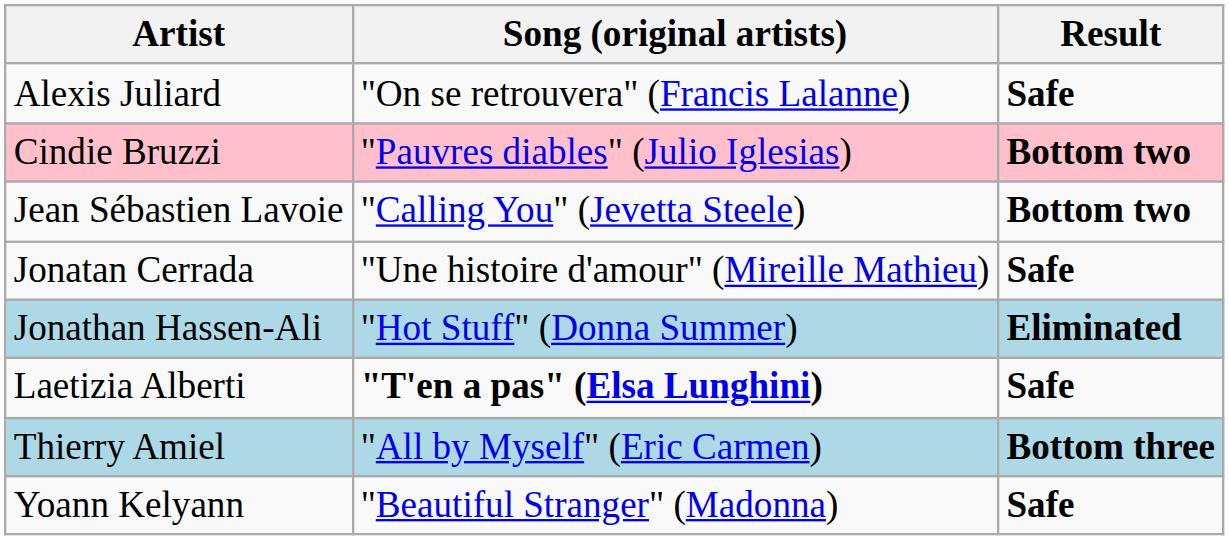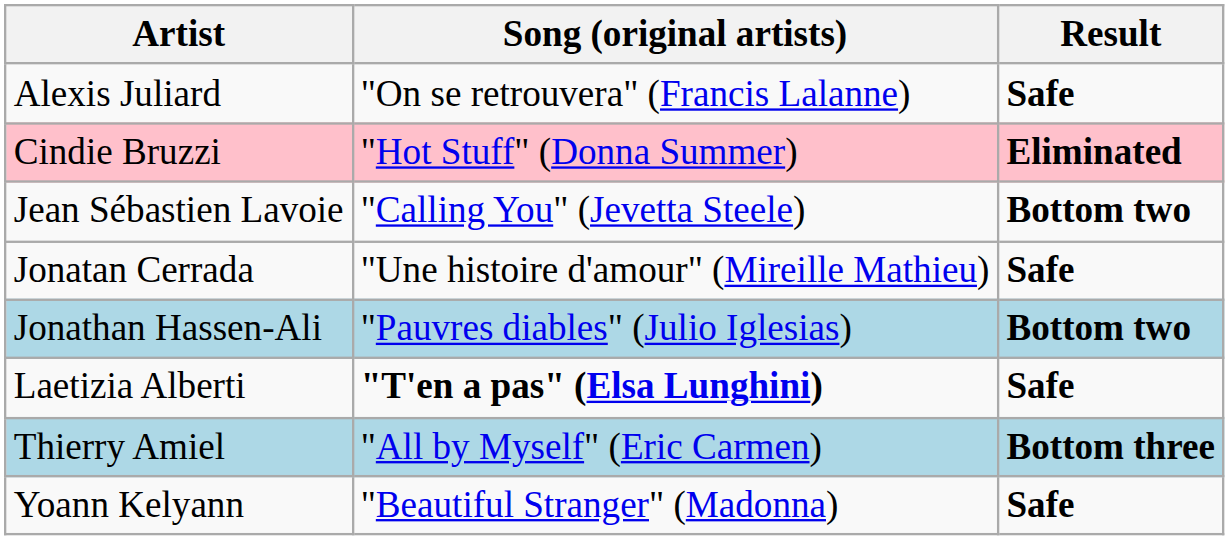(606, 151) "Pauvres diables" (Julio Iglesias) -> (579, 151) "Hot Stuff" (Donna Summer)
(1099, 151) Bottom two -> (1094, 151) Eliminated
(579, 328) "Hot Stuff" (Donna Summer) -> (606, 328) "Pauvres diables" (Julio Iglesias)
(1094, 328) Eliminated -> (1099, 328) Bottom two
